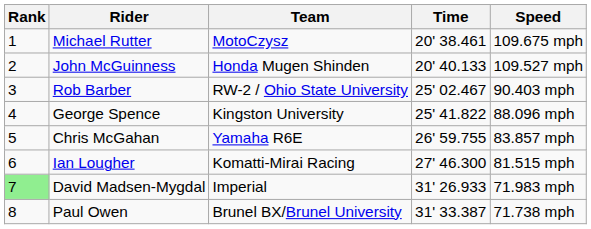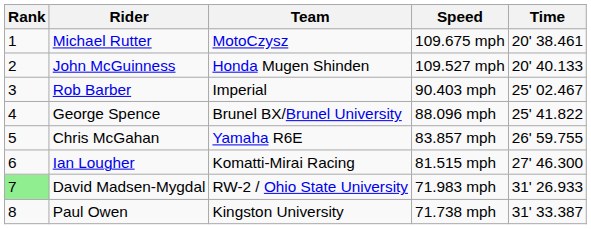columns swapped: (538, 17) <-> (451, 17)
(310, 90) RW-2 / Ohio State University -> (240, 90) Imperial
(278, 114) Kingston University -> (307, 114) Brunel BX/Brunel University
(240, 187) Imperial -> (310, 187) RW-2 / Ohio State University
(307, 211) Brunel BX/Brunel University -> (278, 211) Kingston University
